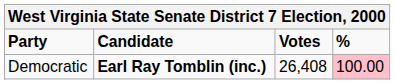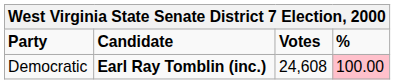(303, 66) 26,408 -> (303, 66) 24,608
